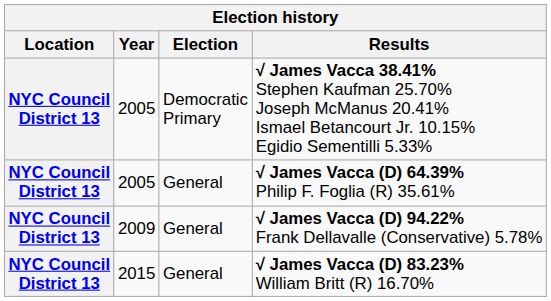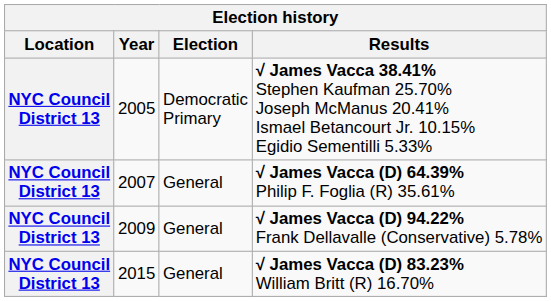(137, 182) 2005 -> (137, 182) 2007
